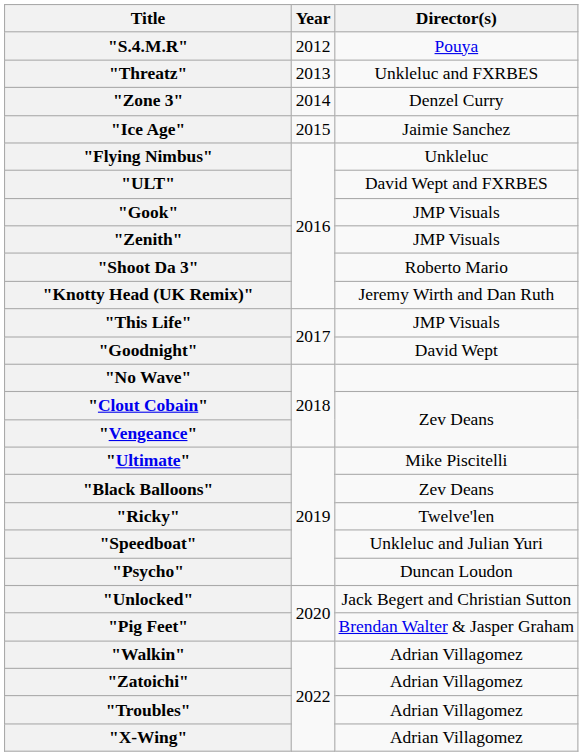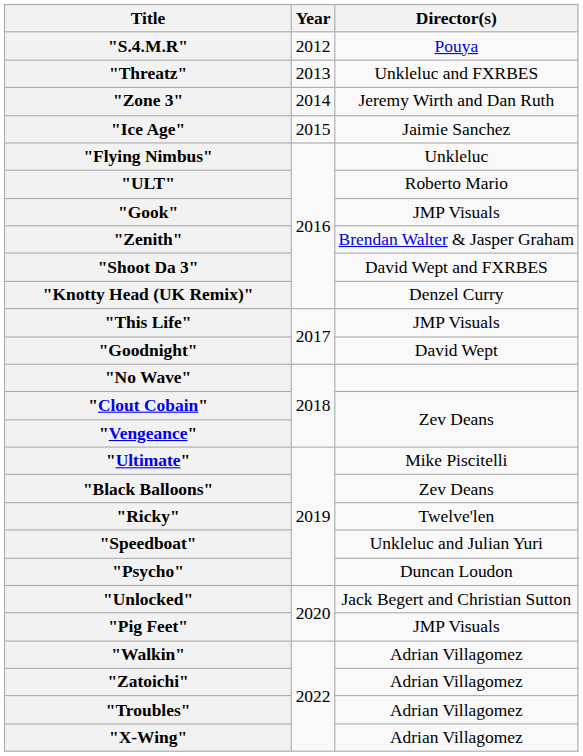(456, 101) Denzel Curry -> (456, 101) Jeremy Wirth and Dan Ruth
(456, 184) David Wept and FXRBES -> (456, 184) Roberto Mario
(456, 239) JMP Visuals -> (456, 239) Brendan Walter & Jasper Graham
(456, 267) Roberto Mario -> (456, 267) David Wept and FXRBES
(456, 294) Jeremy Wirth and Dan Ruth -> (456, 294) Denzel Curry
(456, 626) Brendan Walter & Jasper Graham -> (456, 626) JMP Visuals
